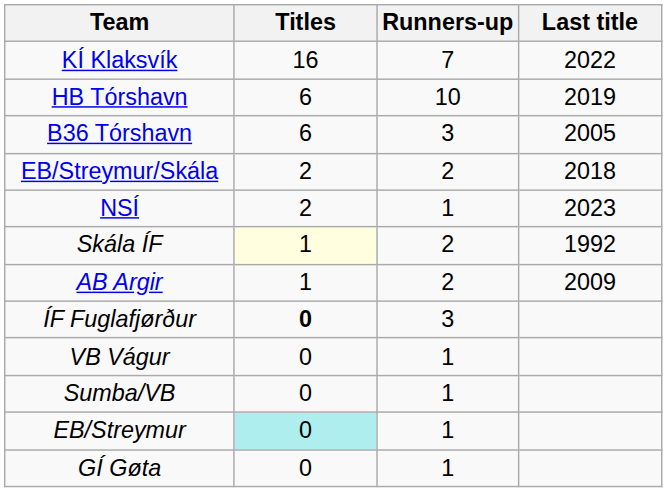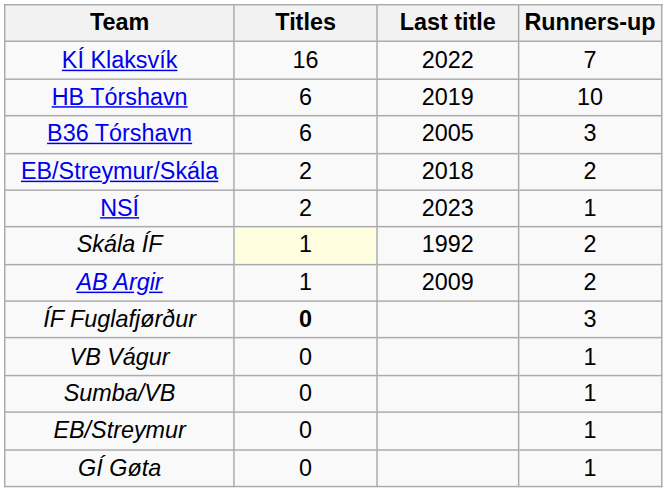columns swapped: (448, 23) <-> (590, 23)
(306, 430) paleturquoise background -> (306, 430) no background
